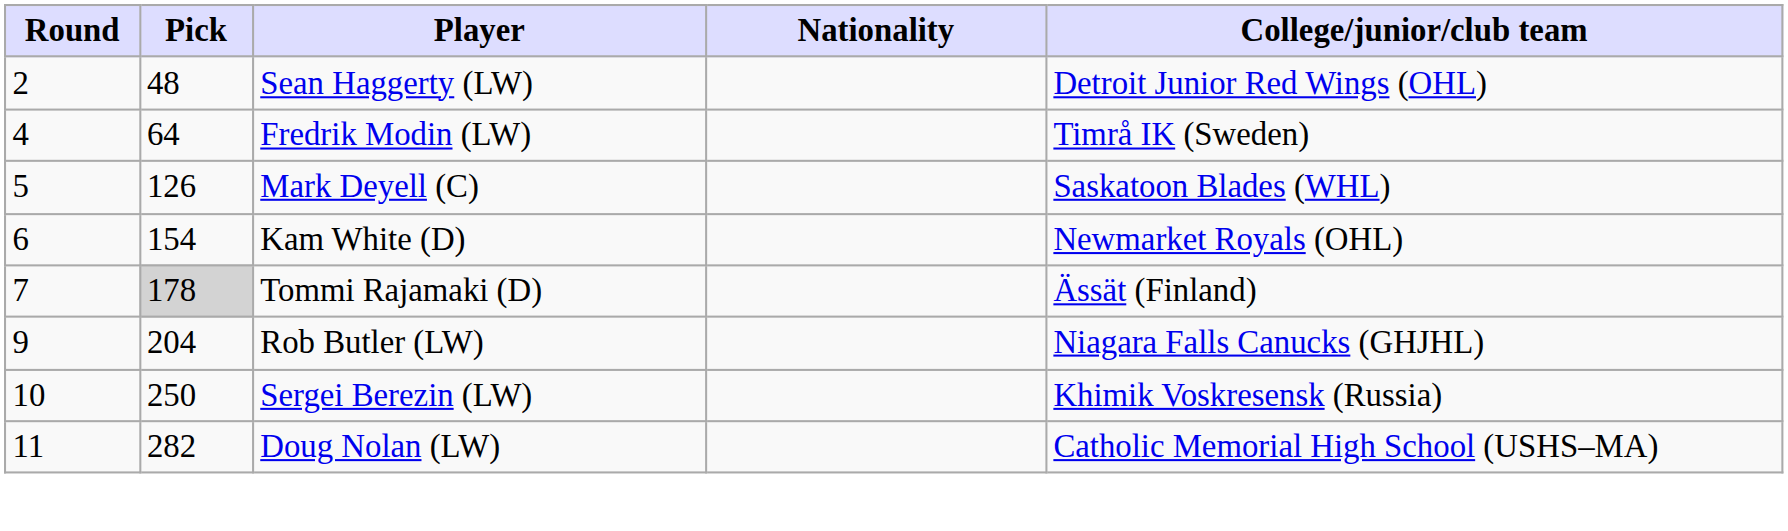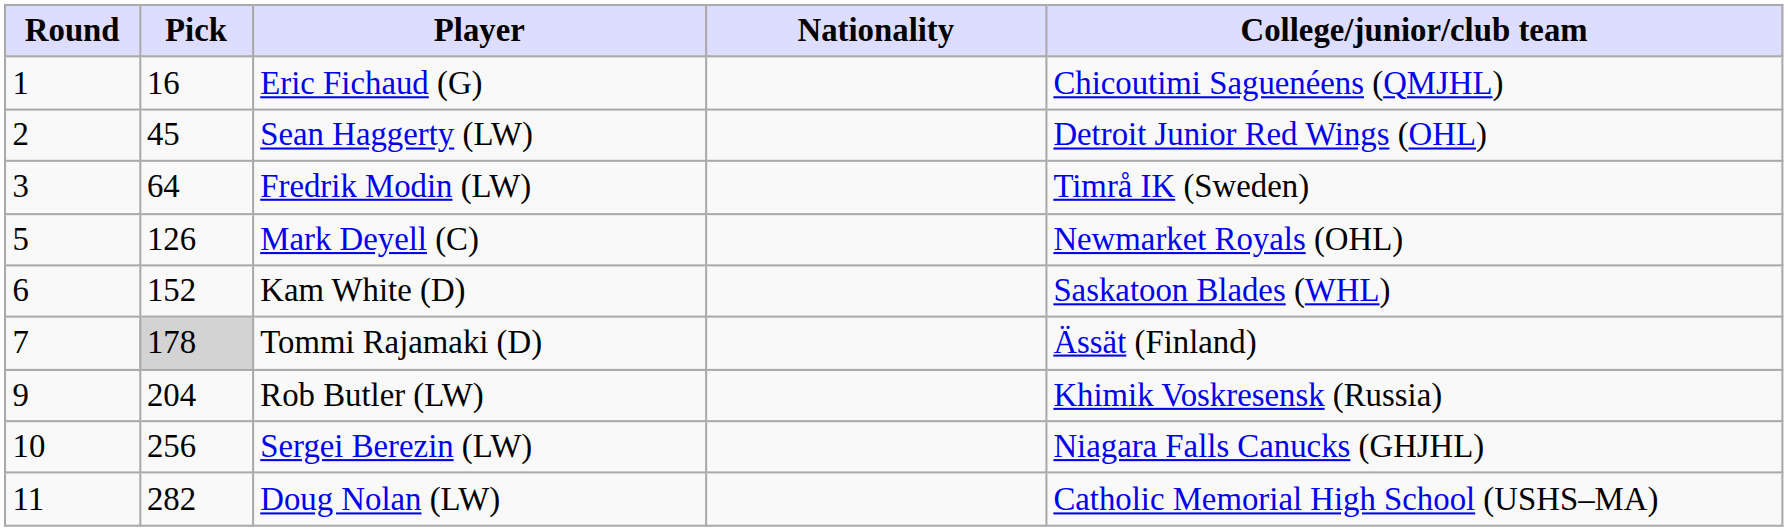+ row: (371, 82)
(163, 82) 48 -> (163, 134) 45
(21, 134) 4 -> (21, 186) 3
(1222, 186) Saskatoon Blades (WHL) -> (1228, 238) Newmarket Royals (OHL)
(172, 238) 154 -> (172, 290) 152
(1228, 238) Newmarket Royals (OHL) -> (1222, 290) Saskatoon Blades (WHL)
(1269, 342) Niagara Falls Canucks (GHJHL) -> (1248, 394) Khimik Voskresensk (Russia)
(172, 394) 250 -> (172, 446) 256
(1248, 394) Khimik Voskresensk (Russia) -> (1269, 446) Niagara Falls Canucks (GHJHL)
